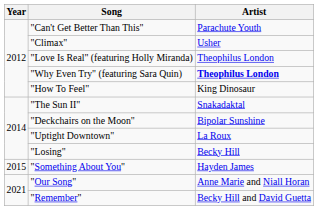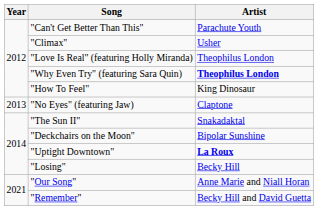+ row: (82, 105)
(214, 136) normal -> (215, 151) bold
- row: (78, 167)
